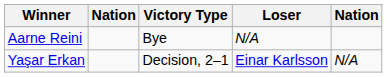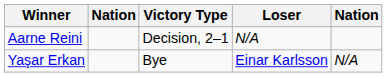(155, 38) Bye -> (186, 38) Decision, 2–1
(186, 60) Decision, 2–1 -> (155, 60) Bye
